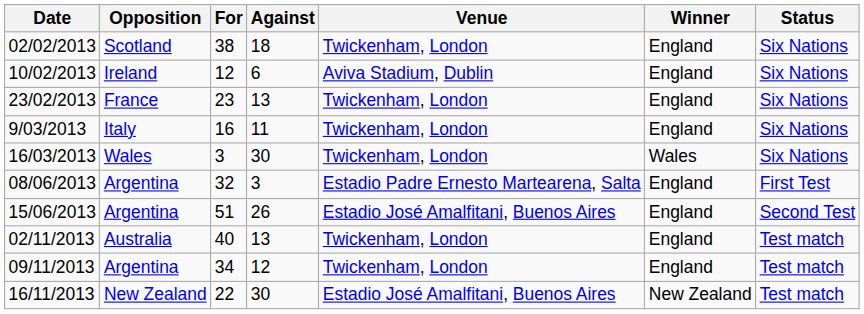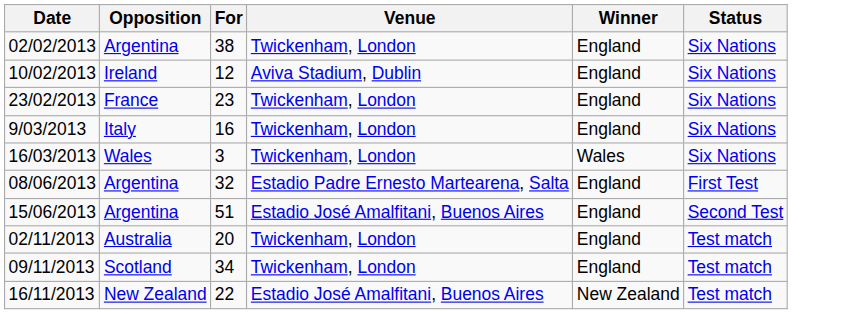- column: (283, 18)
(138, 45) Scotland -> (141, 45) Argentina
(224, 239) 40 -> (224, 239) 20
(141, 267) Argentina -> (138, 267) Scotland
